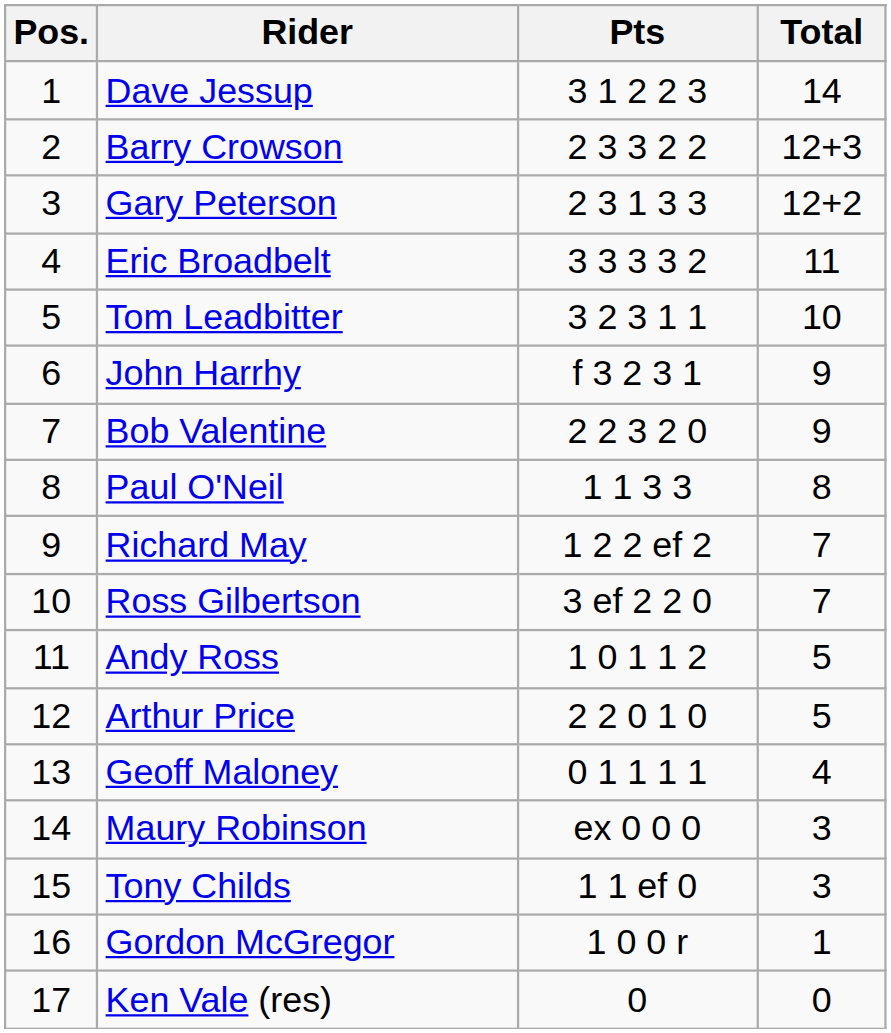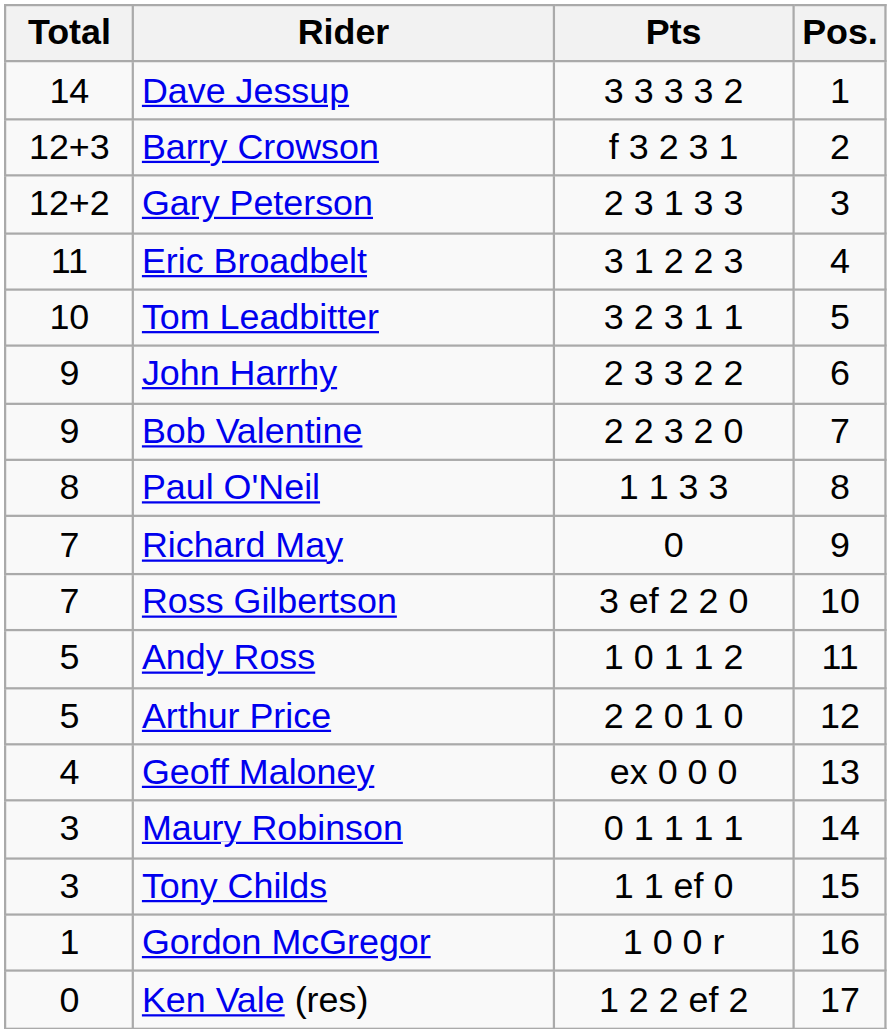columns swapped: (51, 32) <-> (822, 32)
(637, 89) 3 1 2 2 3 -> (674, 89) 3 3 3 3 2
(637, 146) 2 3 3 2 2 -> (674, 146) f 3 2 3 1
(637, 260) 3 3 3 3 2 -> (674, 260) 3 1 2 2 3
(637, 373) f 3 2 3 1 -> (674, 373) 2 3 3 2 2
(637, 544) 1 2 2 ef 2 -> (674, 544) 0
(637, 771) 0 1 1 1 1 -> (674, 771) ex 0 0 0
(637, 828) ex 0 0 0 -> (674, 828) 0 1 1 1 1
(637, 999) 0 -> (674, 999) 1 2 2 ef 2
